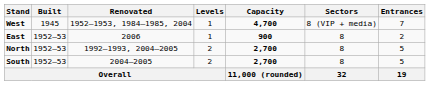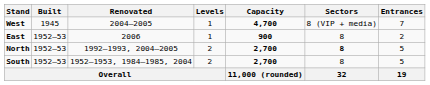(131, 23) 1952–1953, 1984–1985, 2004 -> (131, 23) 2004–2005
(342, 49) normal -> (342, 49) bold
(131, 62) 2004–2005 -> (131, 62) 1952–1953, 1984–1985, 2004
